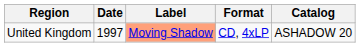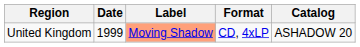(110, 32) 1997 -> (110, 32) 1999
